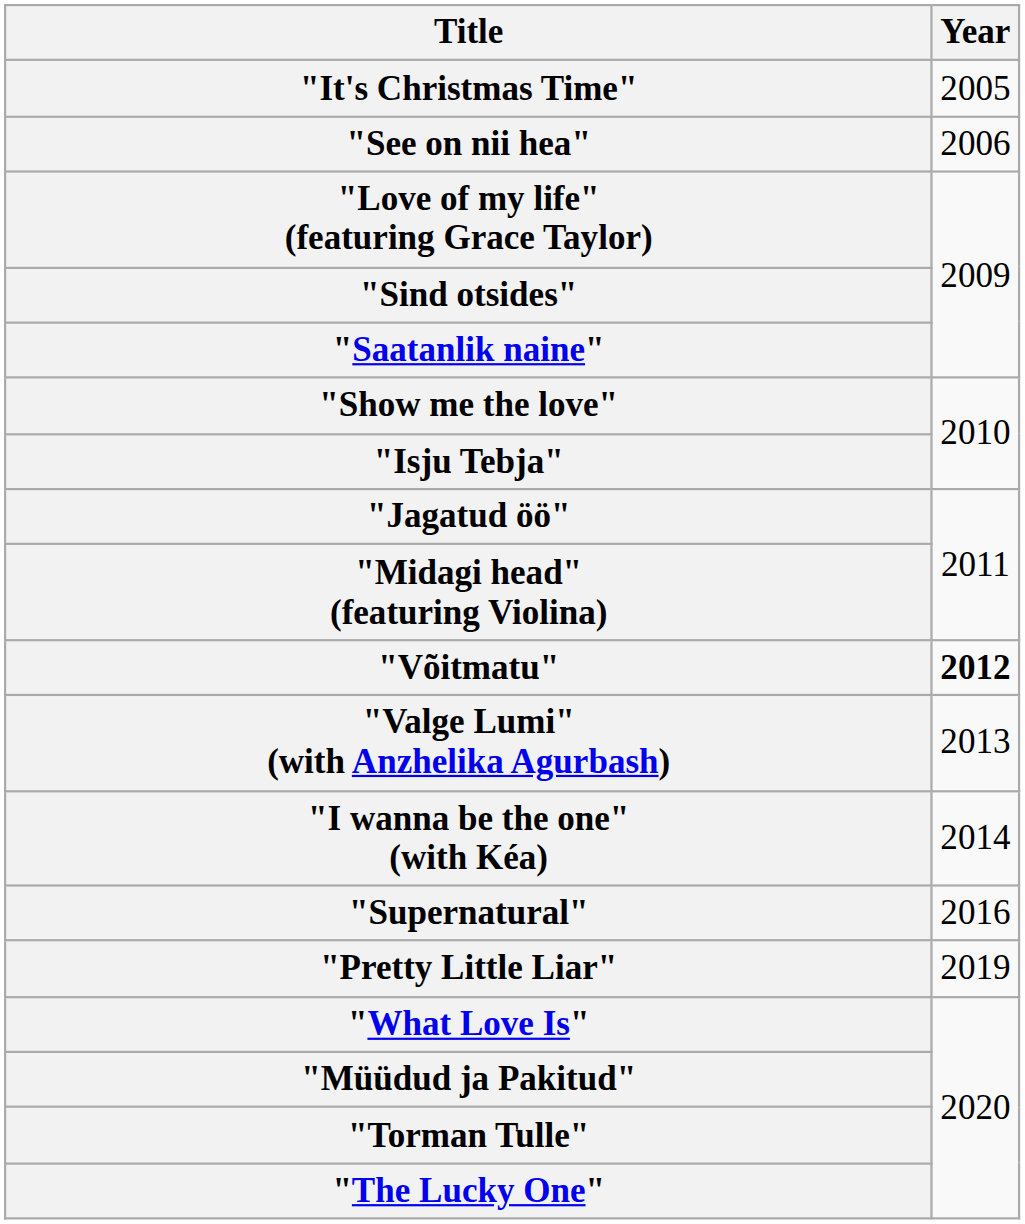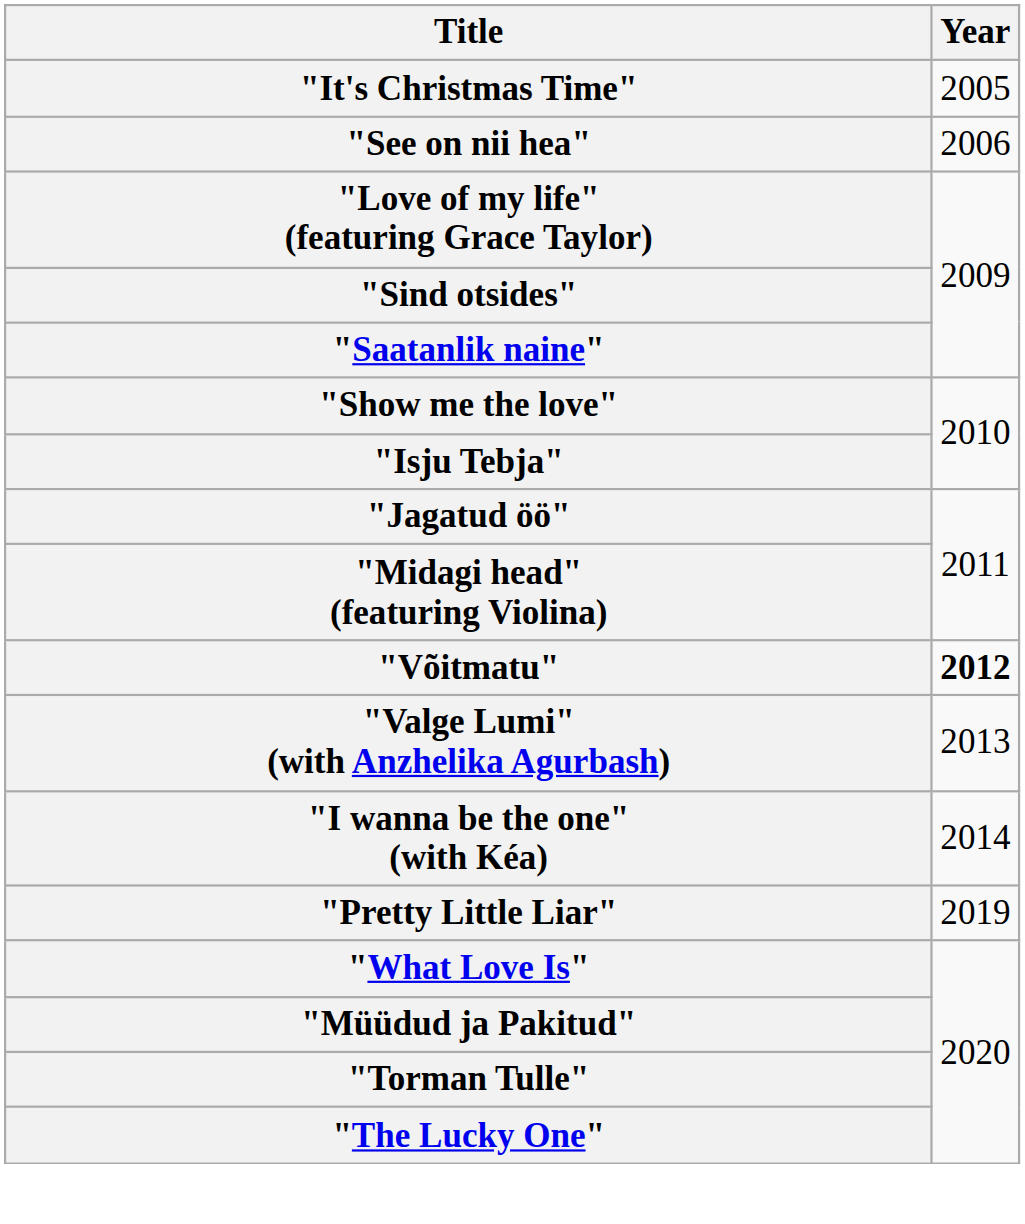- row: (469, 912)
